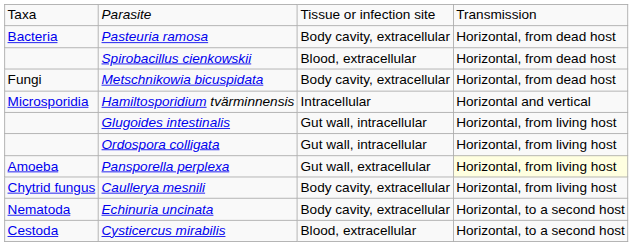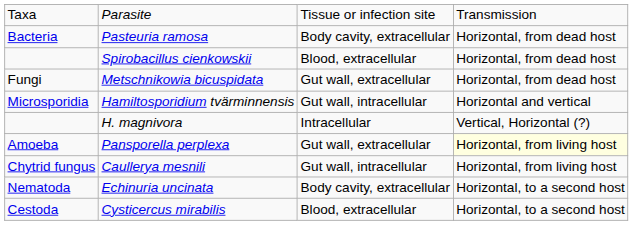(375, 79) Body cavity, extracellular -> (366, 79) Gut wall, extracellular
(336, 101) Intracellular -> (364, 101) Gut wall, intracellular
+ row: (142, 123)
- row: (166, 123)
- row: (161, 144)
(375, 187) Body cavity, extracellular -> (364, 166) Gut wall, intracellular
